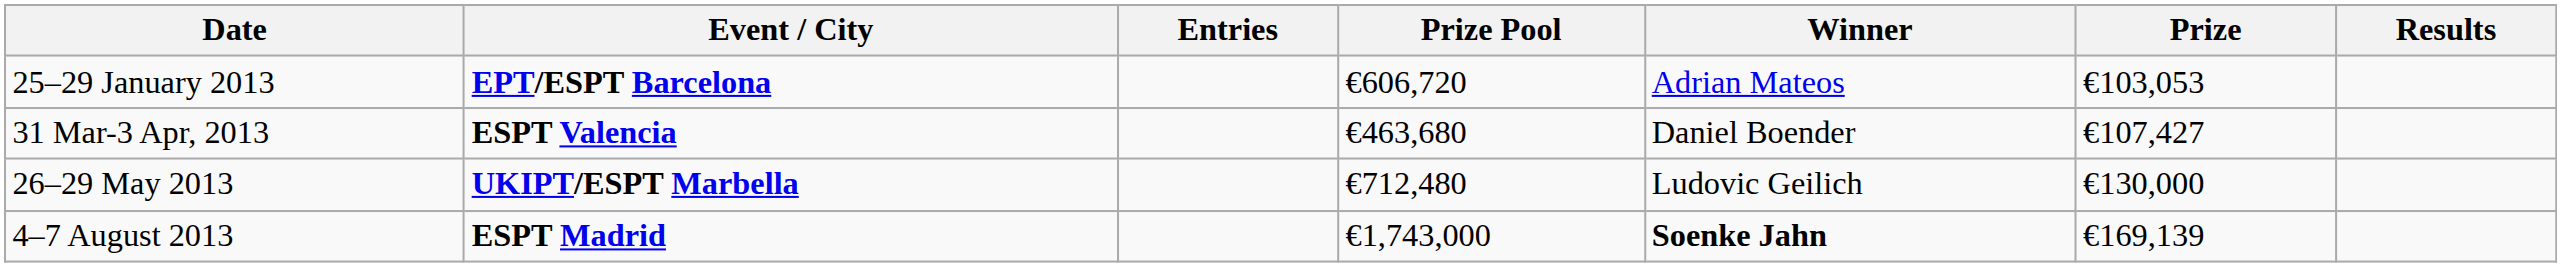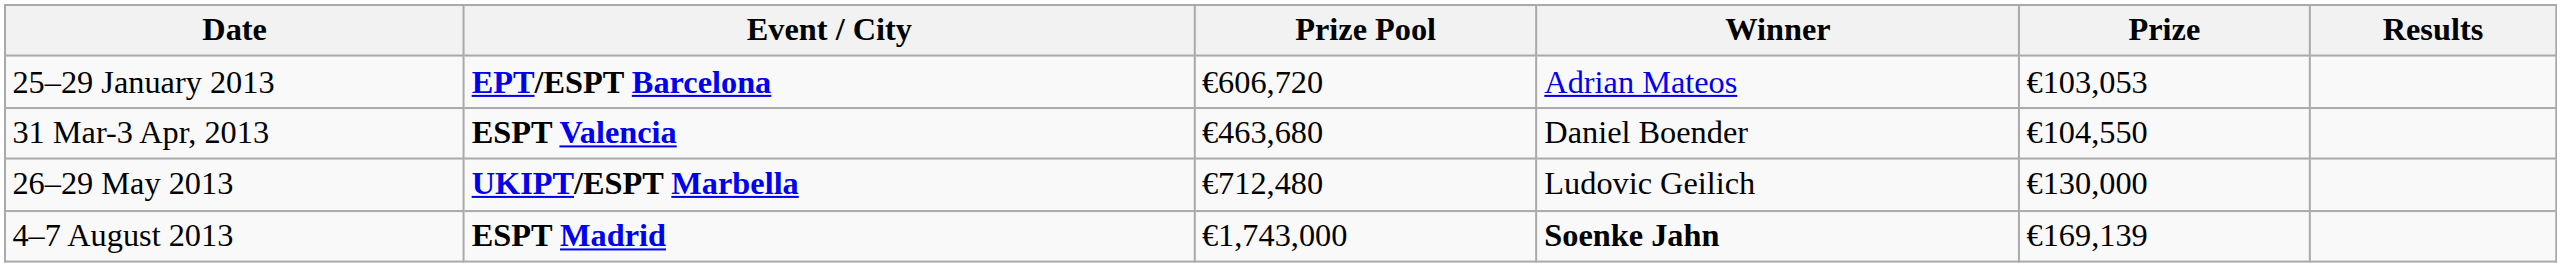- column: (1228, 30)
(2144, 132) €107,427 -> (2087, 132) €104,550
